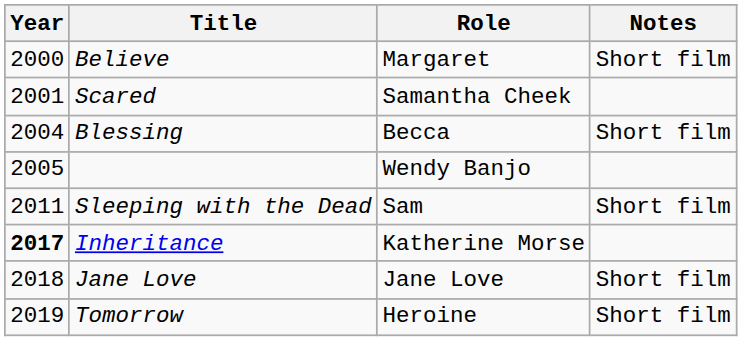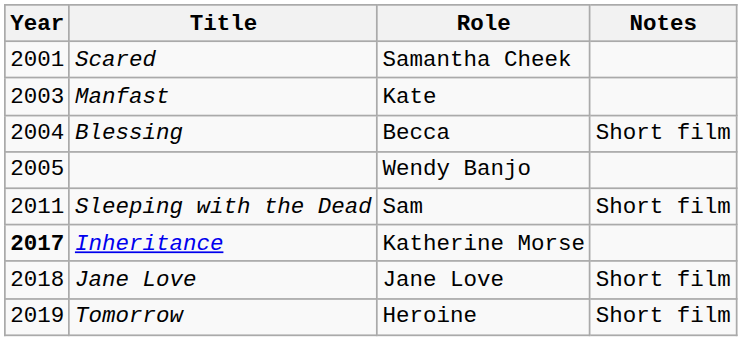- row: (122, 60)
+ row: (122, 97)
